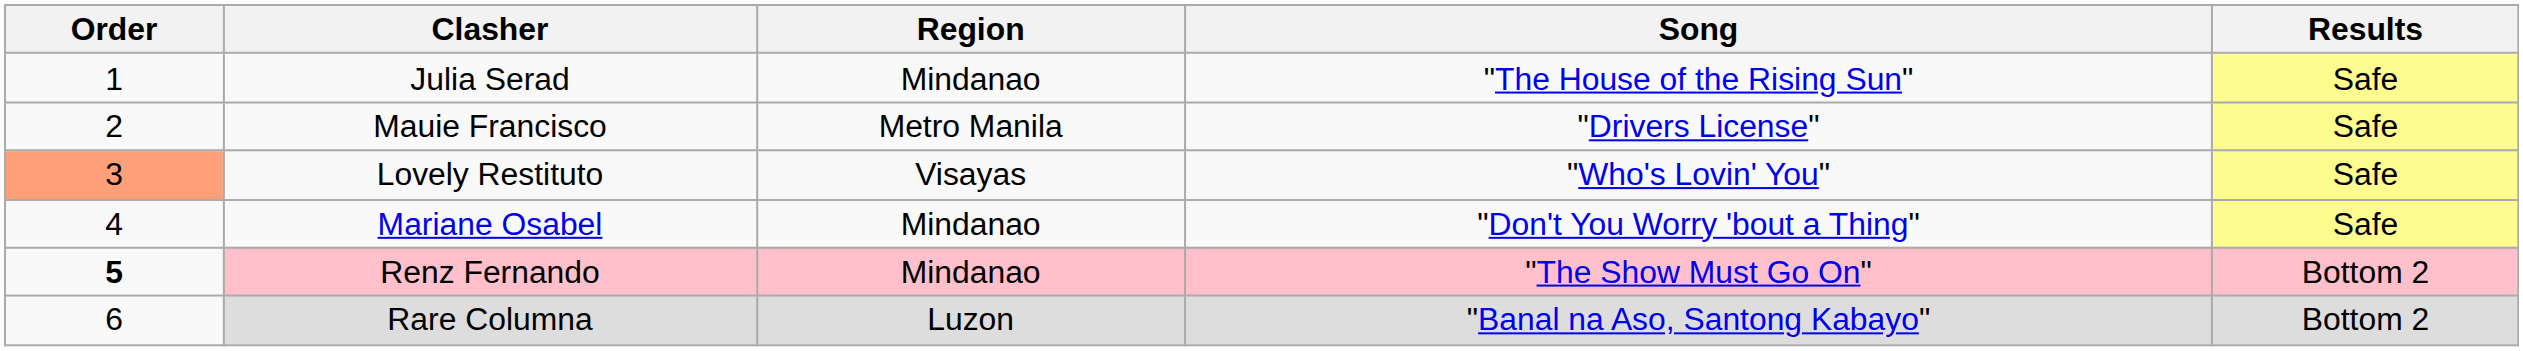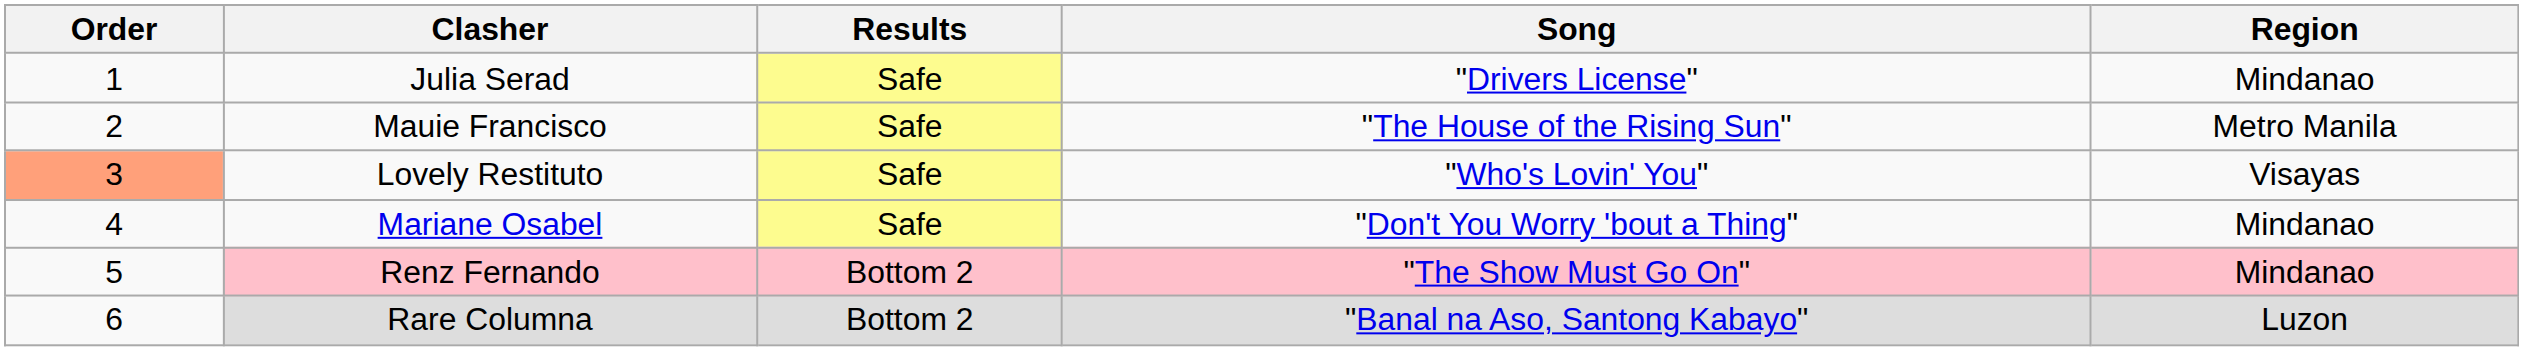columns swapped: (971, 29) <-> (2366, 29)
(1699, 78) "The House of the Rising Sun" -> (1577, 78) "Drivers License"
(1699, 126) "Drivers License" -> (1577, 126) "The House of the Rising Sun"
(114, 272) bold -> (114, 272) normal
